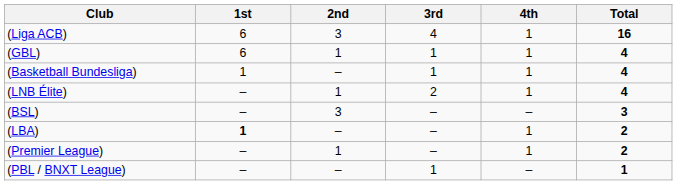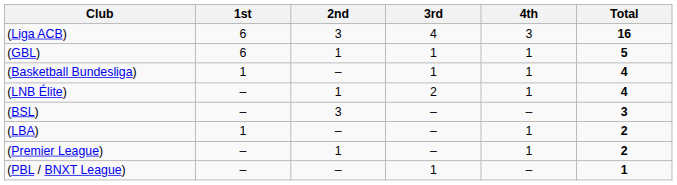(529, 33) 1 -> (529, 33) 3
(624, 53) 4 -> (624, 53) 5
(243, 131) bold -> (243, 131) normal
